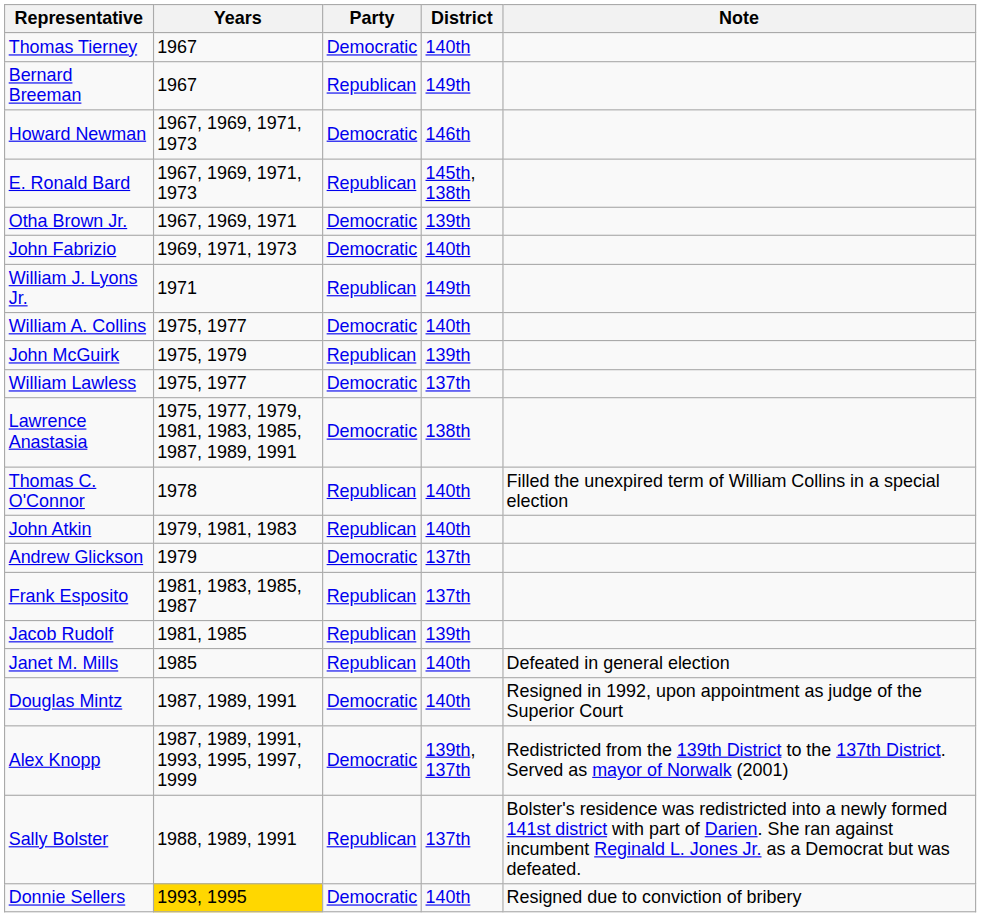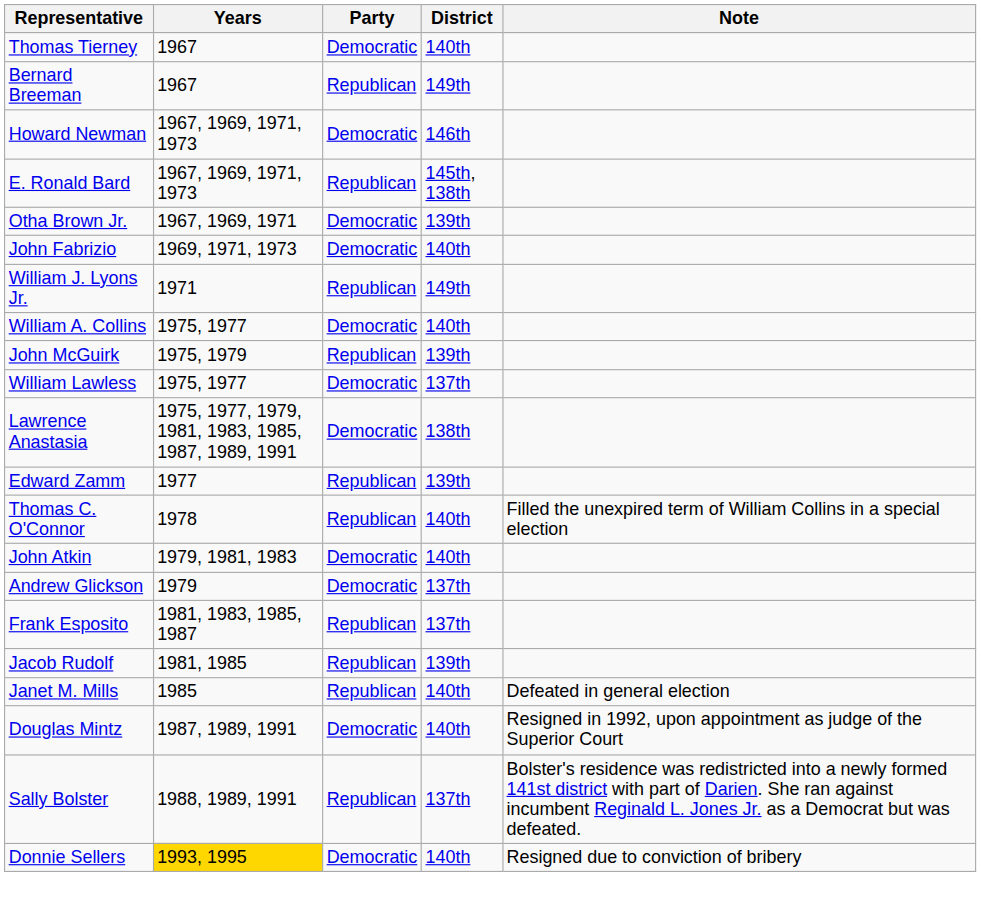+ row: (67, 480)
(371, 529) Republican -> (372, 557) Democratic
- row: (55, 760)
